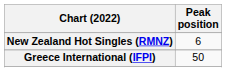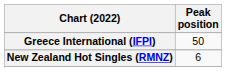rows swapped: (90, 58) <-> (90, 41)
